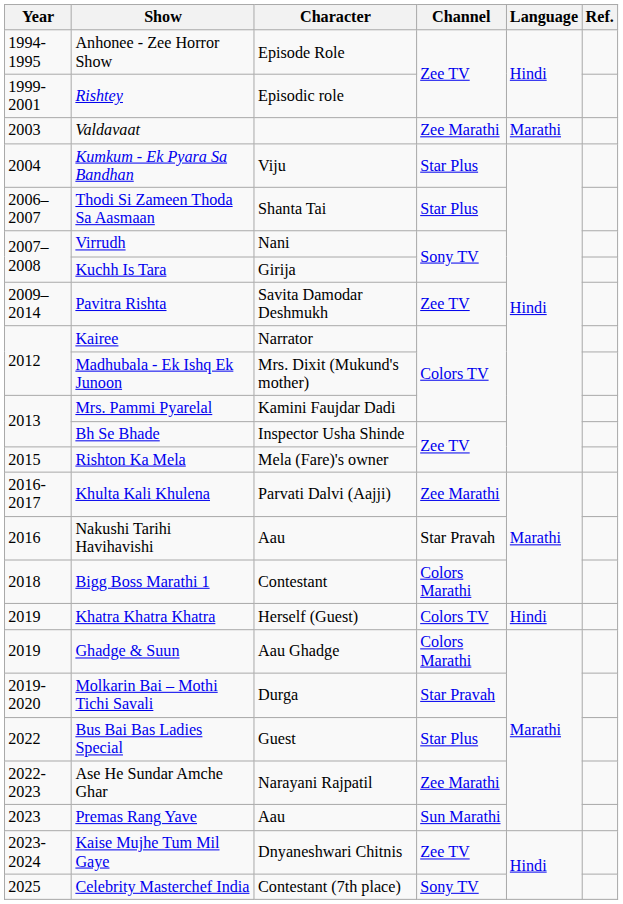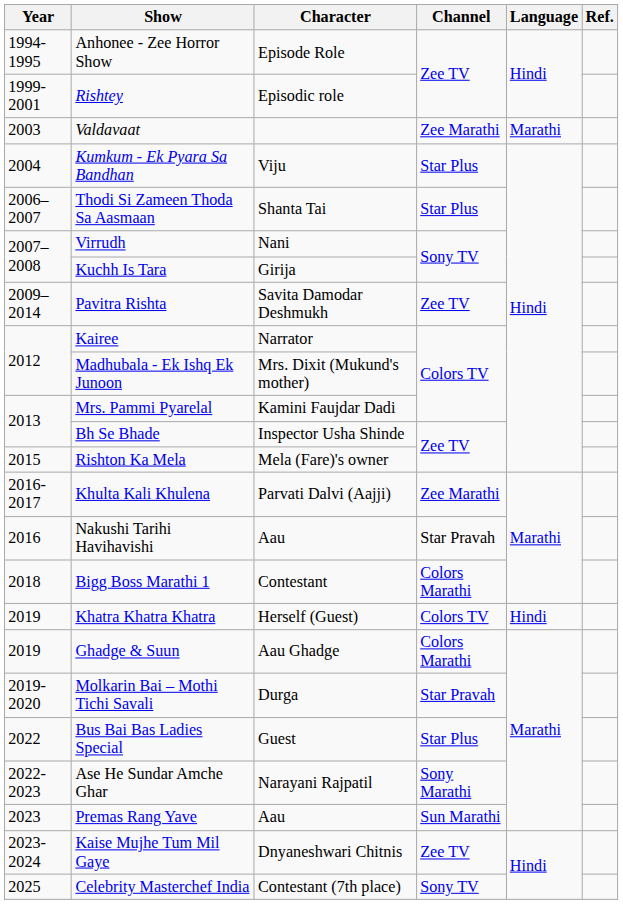(460, 782) Zee Marathi -> (446, 782) Sony Marathi
